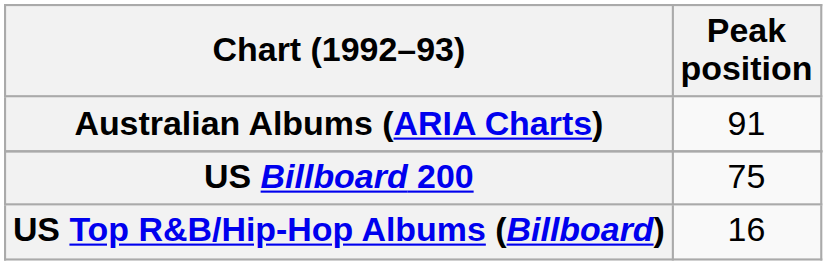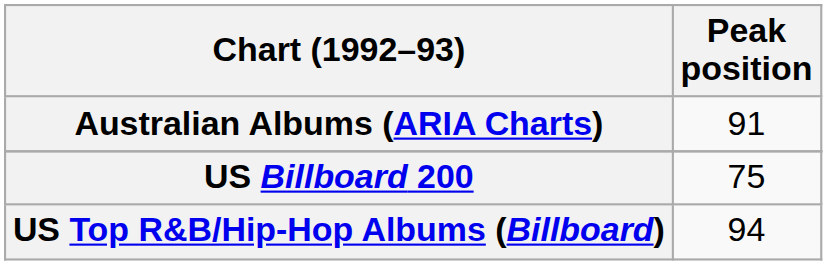(746, 230) 16 -> (746, 230) 94
